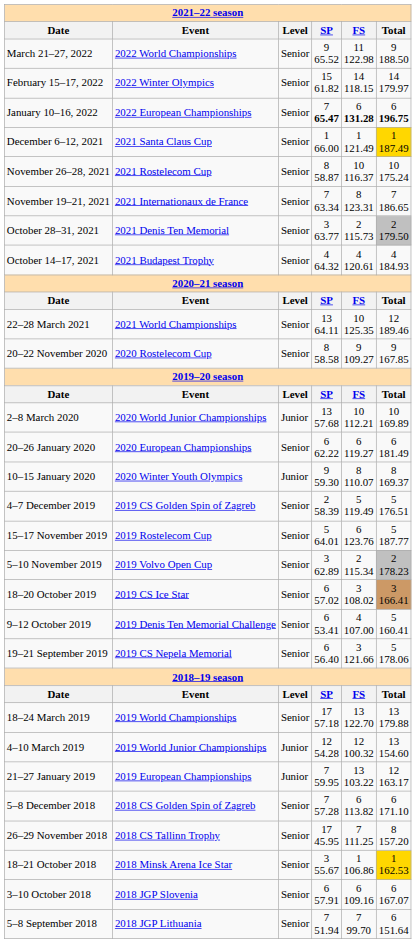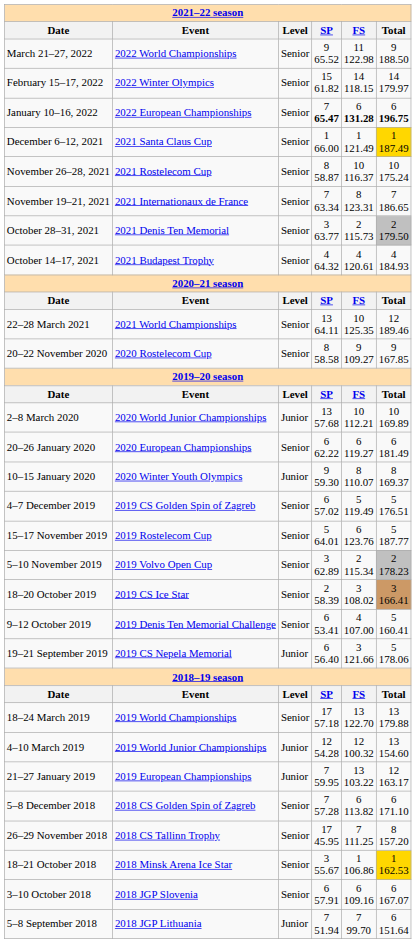(327, 506) 2 58.39 -> (327, 506) 6 57.02
(327, 594) 6 57.02 -> (327, 594) 2 58.39
(295, 653) Senior -> (295, 653) Junior
(295, 924) Senior -> (295, 924) Junior
